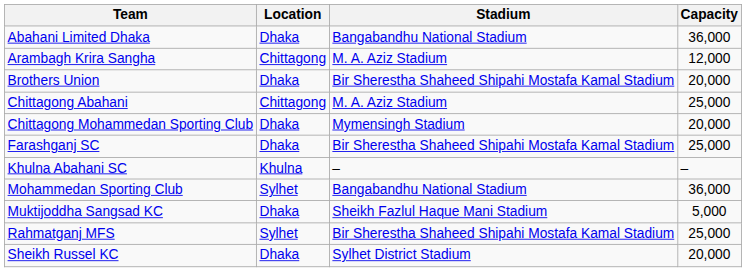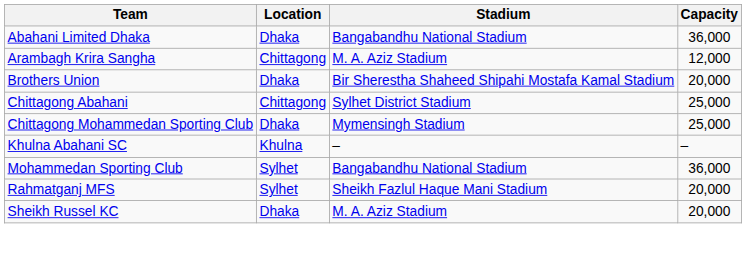(390, 102) M. A. Aziz Stadium -> (402, 102) Sylhet District Stadium
(709, 124) 20,000 -> (709, 124) 25,000
- row: (53, 146)
- row: (85, 211)
(503, 233) Bir Sherestha Shaheed Shipahi Mostafa Kamal Stadium -> (440, 189) Sheikh Fazlul Haque Mani Stadium
(709, 233) 25,000 -> (709, 189) 20,000
(402, 255) Sylhet District Stadium -> (390, 211) M. A. Aziz Stadium
